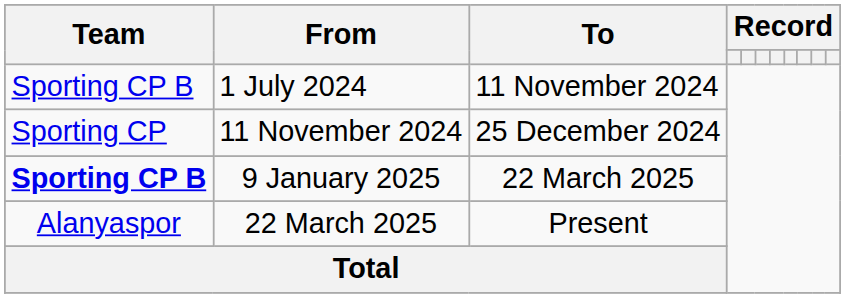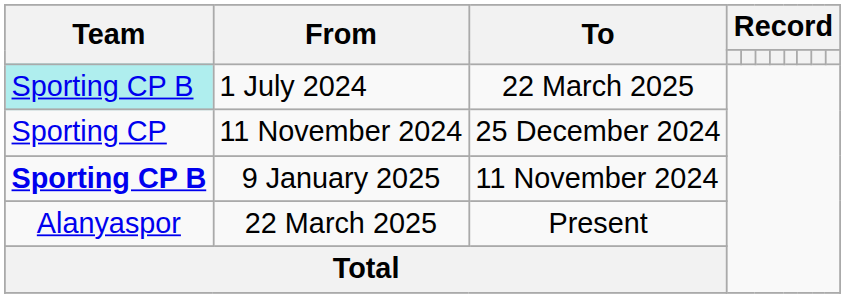(103, 86) no background -> (103, 86) paleturquoise background
(597, 86) 11 November 2024 -> (598, 86) 22 March 2025
(598, 177) 22 March 2025 -> (597, 177) 11 November 2024
